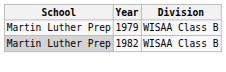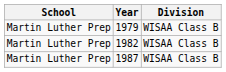(59, 44) lightgrey background -> (59, 44) no background
+ row: (127, 59)
